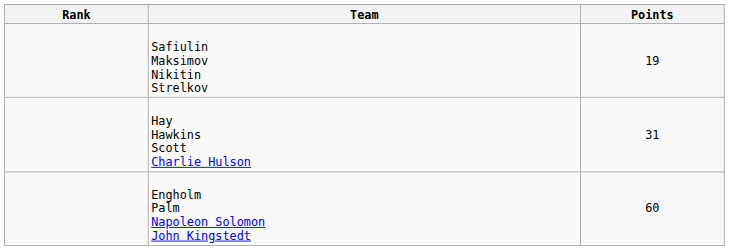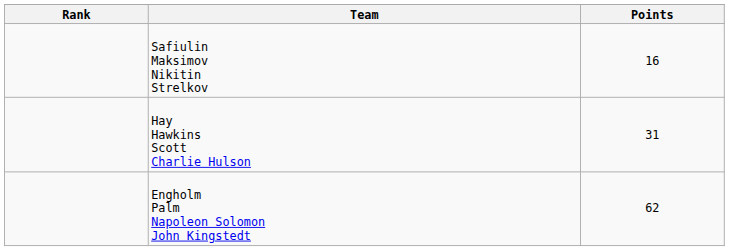(652, 61) 19 -> (652, 61) 16
(652, 208) 60 -> (652, 208) 62
